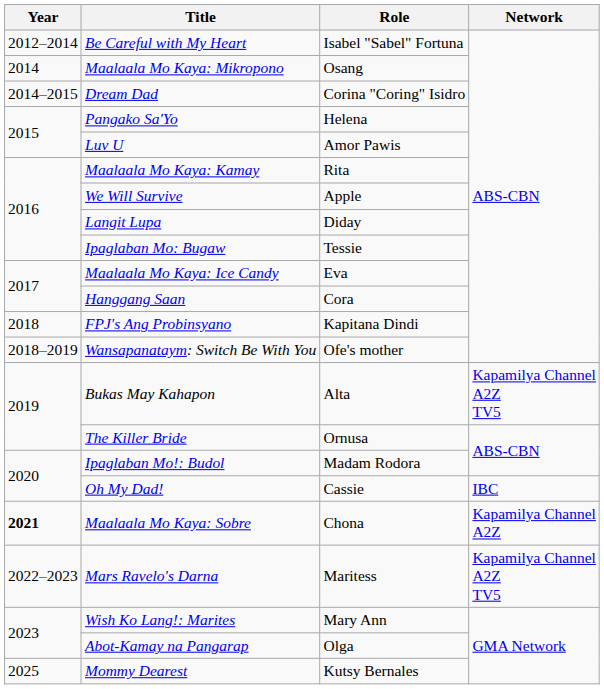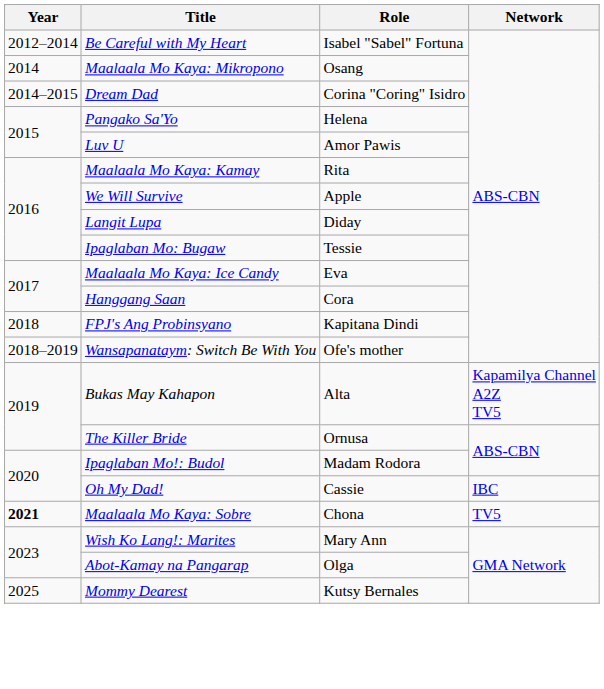(534, 523) Kapamilya Channel A2Z -> (487, 514) TV5
- row: (152, 576)
